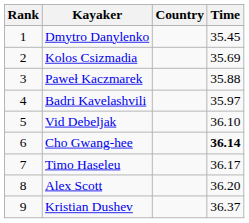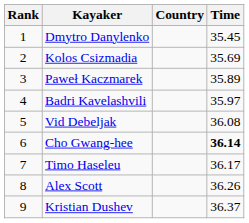(225, 79) 35.88 -> (225, 79) 35.89
(225, 121) 36.10 -> (225, 121) 36.08
(225, 185) 36.20 -> (225, 185) 36.26
